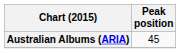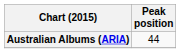(154, 39) 45 -> (154, 39) 44
